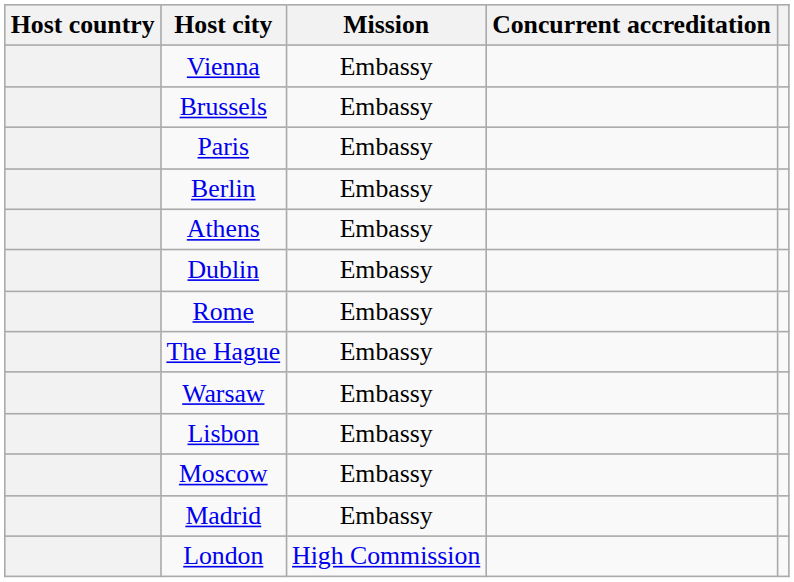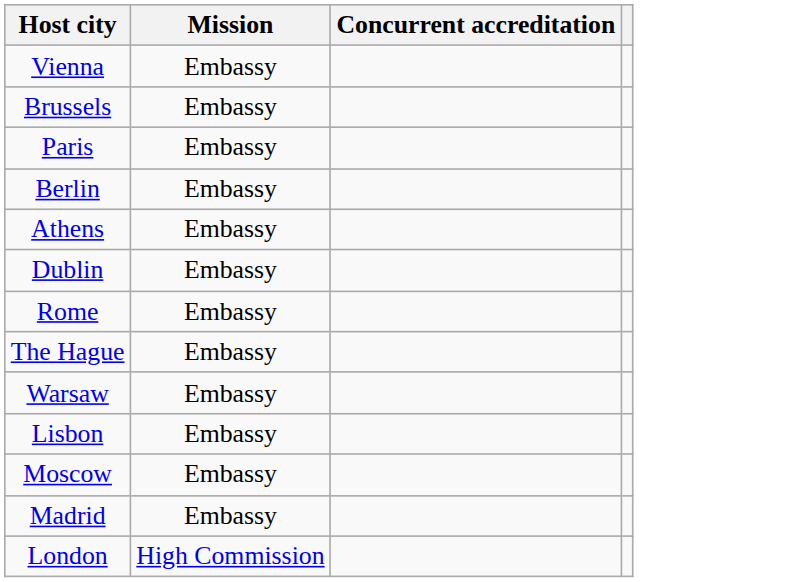- column: (83, 24)
